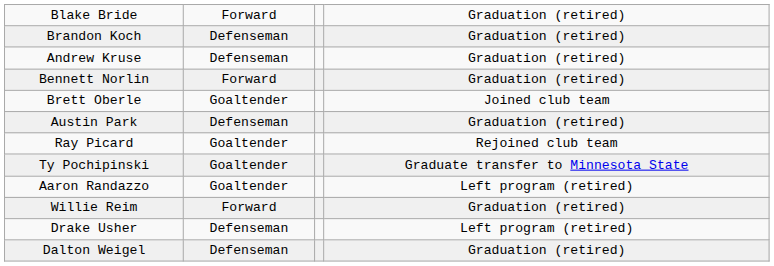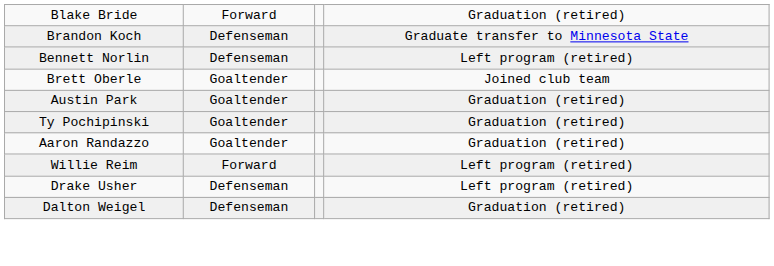(547, 37) Graduation (retired) -> (547, 37) Graduate transfer to Minnesota State
- row: (94, 58)
(249, 79) Forward -> (249, 58) Defenseman
(547, 79) Graduation (retired) -> (547, 58) Left program (retired)
(249, 122) Defenseman -> (249, 101) Goaltender
- row: (94, 144)
(547, 165) Graduate transfer to Minnesota State -> (547, 122) Graduation (retired)
(547, 186) Left program (retired) -> (547, 144) Graduation (retired)
(547, 208) Graduation (retired) -> (547, 165) Left program (retired)
